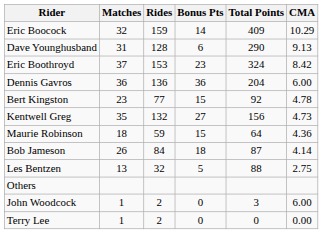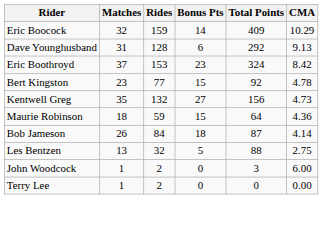(256, 47) 290 -> (256, 47) 292
- row: (39, 82)
- row: (21, 185)
